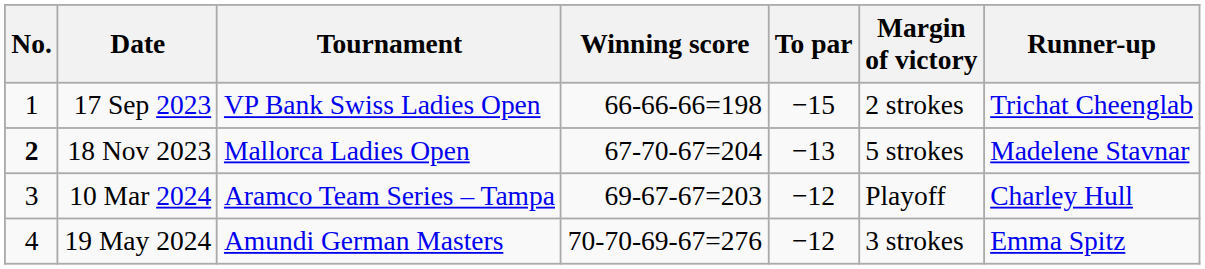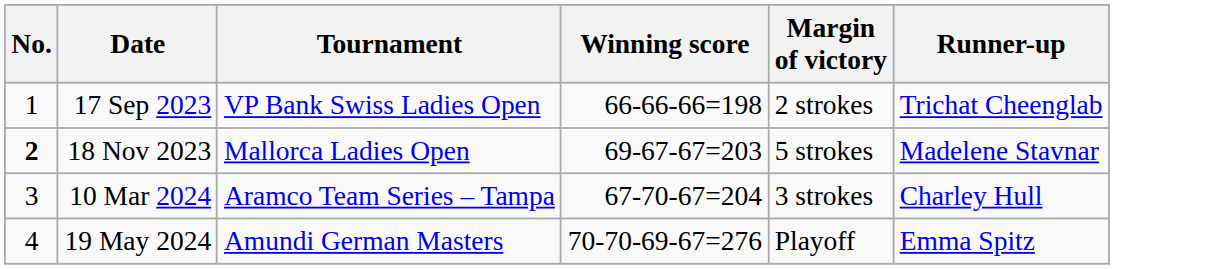- column: (814, 43)
(683, 150) 67-70-67=204 -> (683, 150) 69-67-67=203
(683, 196) 69-67-67=203 -> (683, 196) 67-70-67=204
(905, 196) Playoff -> (824, 196) 3 strokes
(914, 241) 3 strokes -> (815, 241) Playoff
